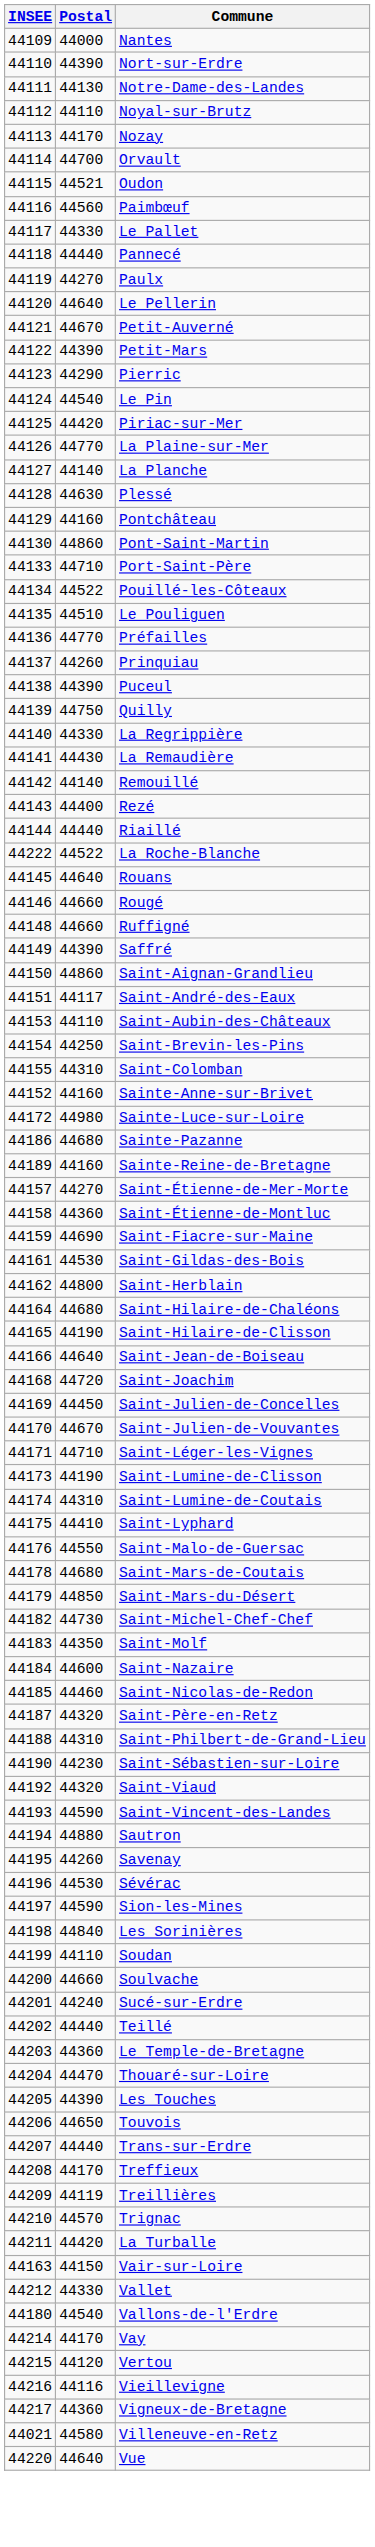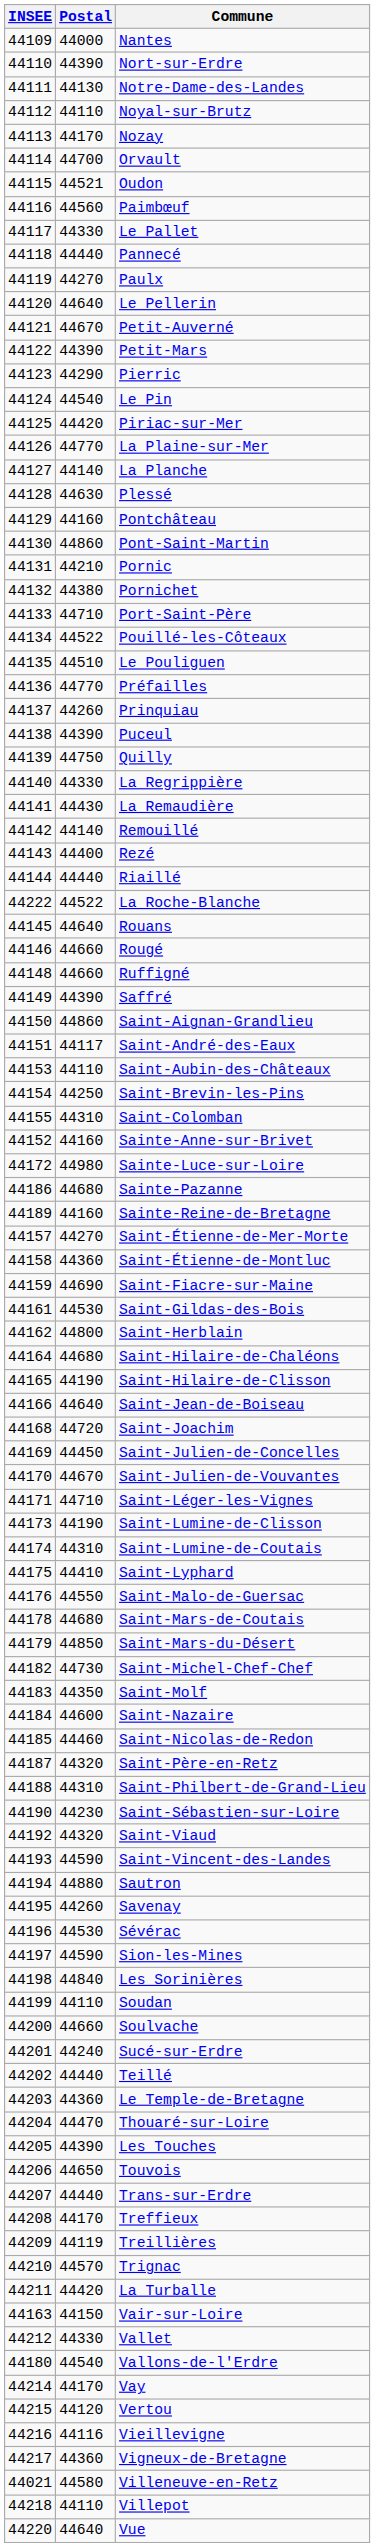+ row: (145, 567)
+ row: (159, 591)
+ row: (154, 2506)
